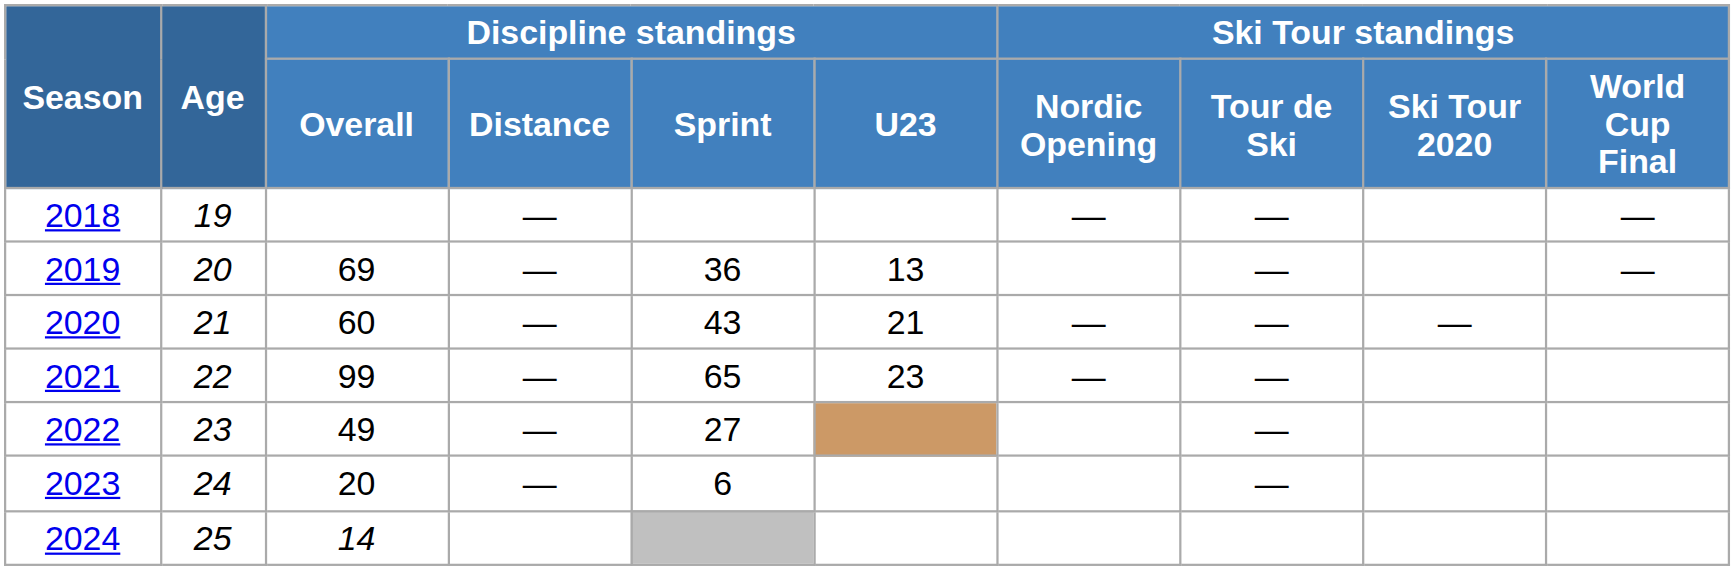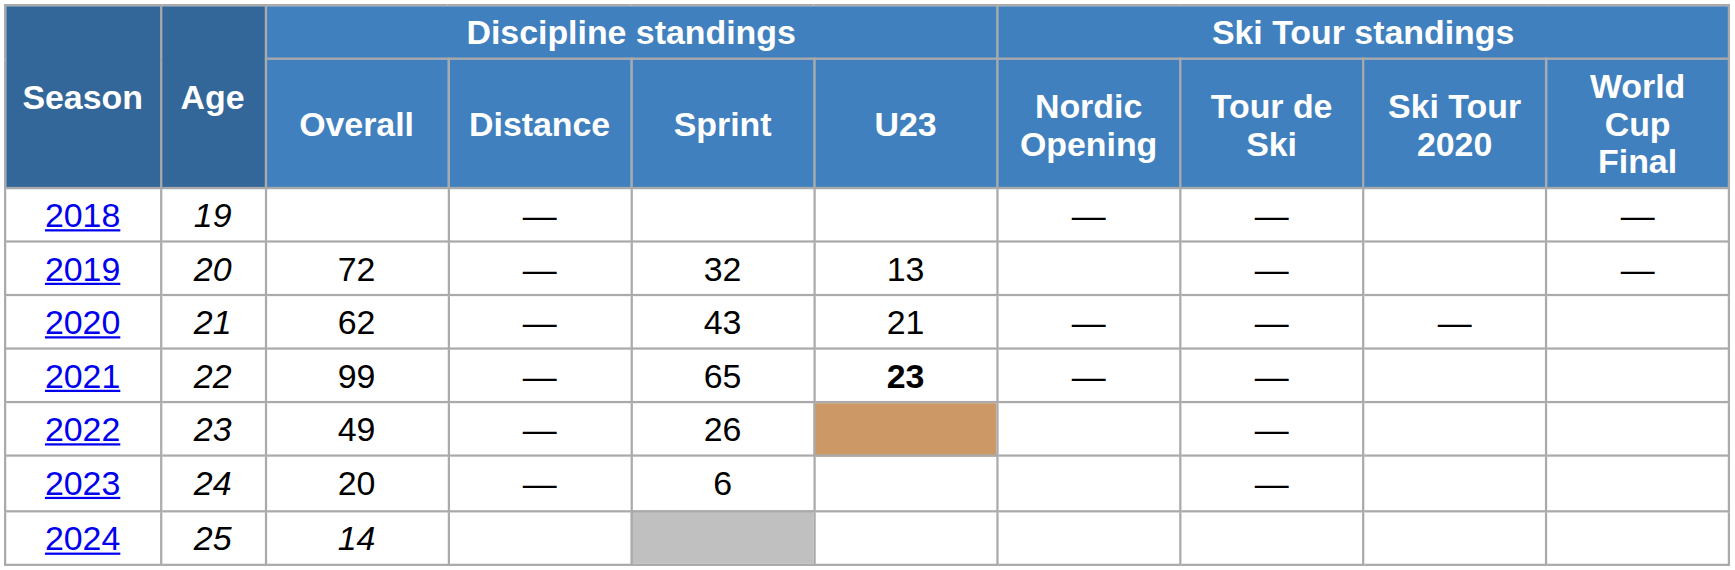(357, 269) 69 -> (357, 269) 72
(723, 269) 36 -> (723, 269) 32
(357, 323) 60 -> (357, 323) 62
(906, 376) normal -> (906, 376) bold
(723, 430) 27 -> (723, 430) 26
